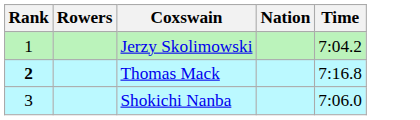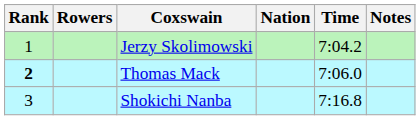+ column: (391, 18)
(340, 73) 7:16.8 -> (340, 73) 7:06.0
(340, 100) 7:06.0 -> (340, 100) 7:16.8
